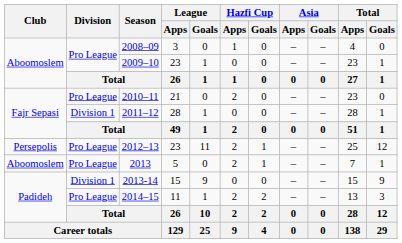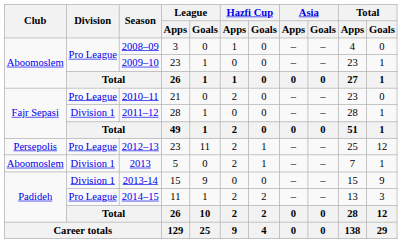(93, 163) Pro League -> (93, 163) Division 1
